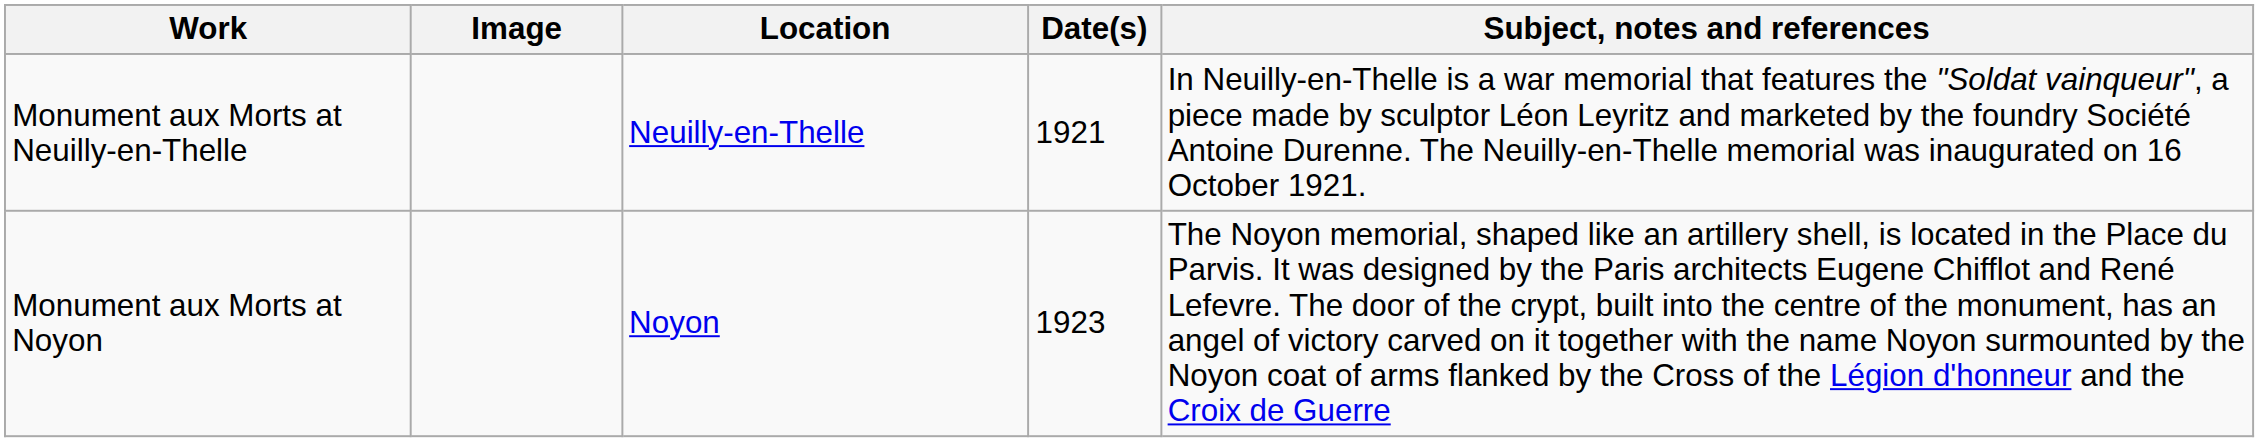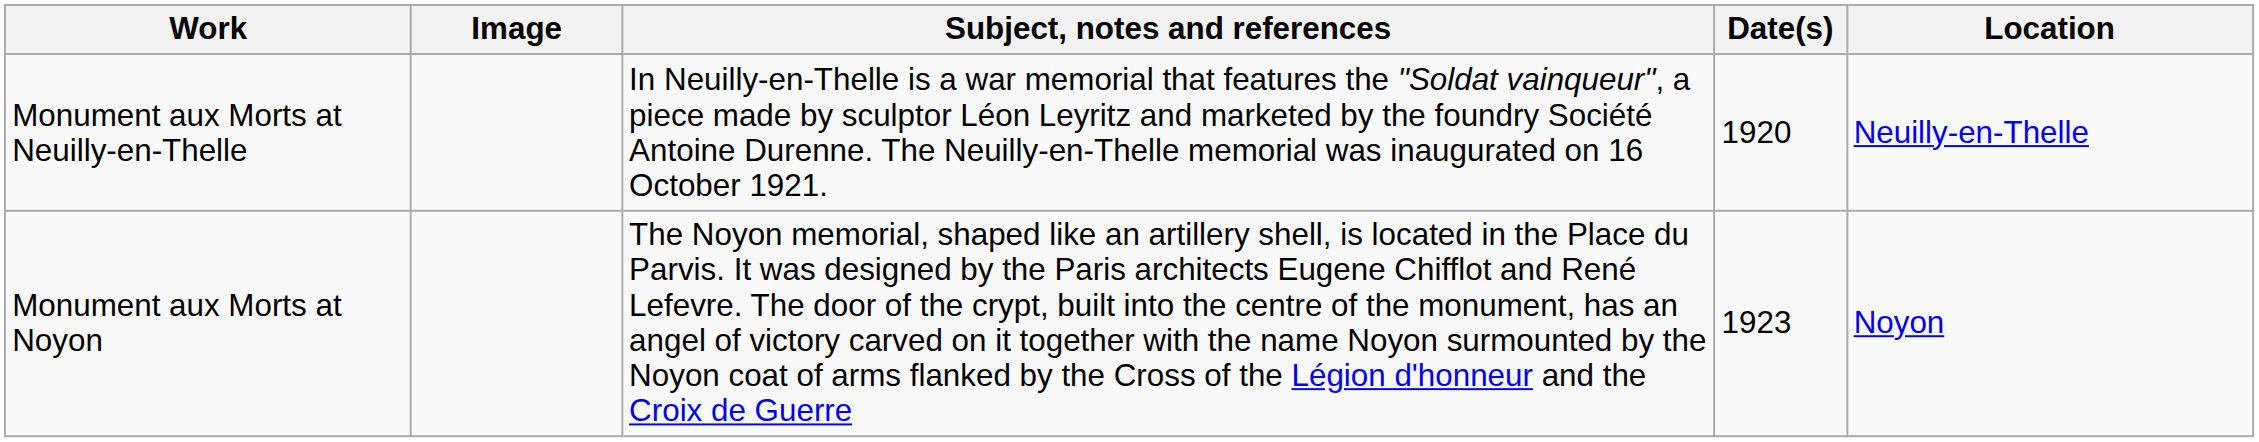columns swapped: (825, 29) <-> (1707, 29)
(1070, 132) 1921 -> (1756, 132) 1920
